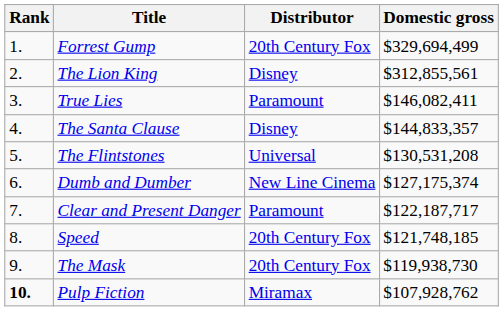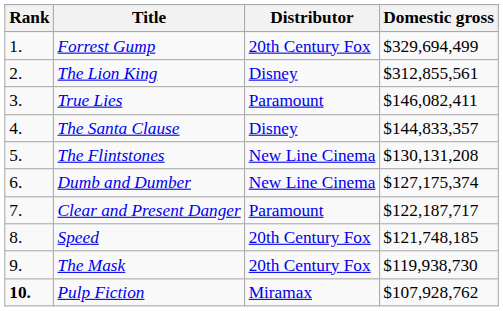(282, 155) Universal -> (312, 155) New Line Cinema
(431, 155) $130,531,208 -> (431, 155) $130,131,208
